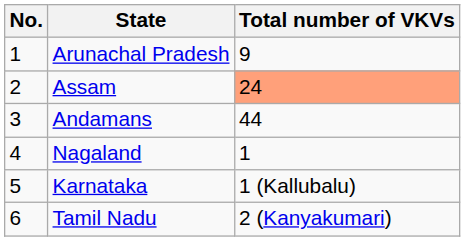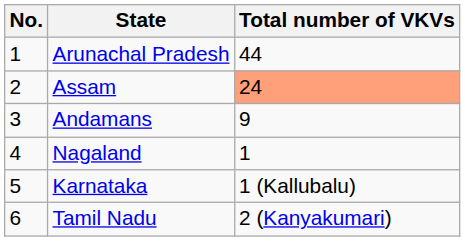(245, 53) 9 -> (251, 53) 44
(251, 119) 44 -> (245, 119) 9
